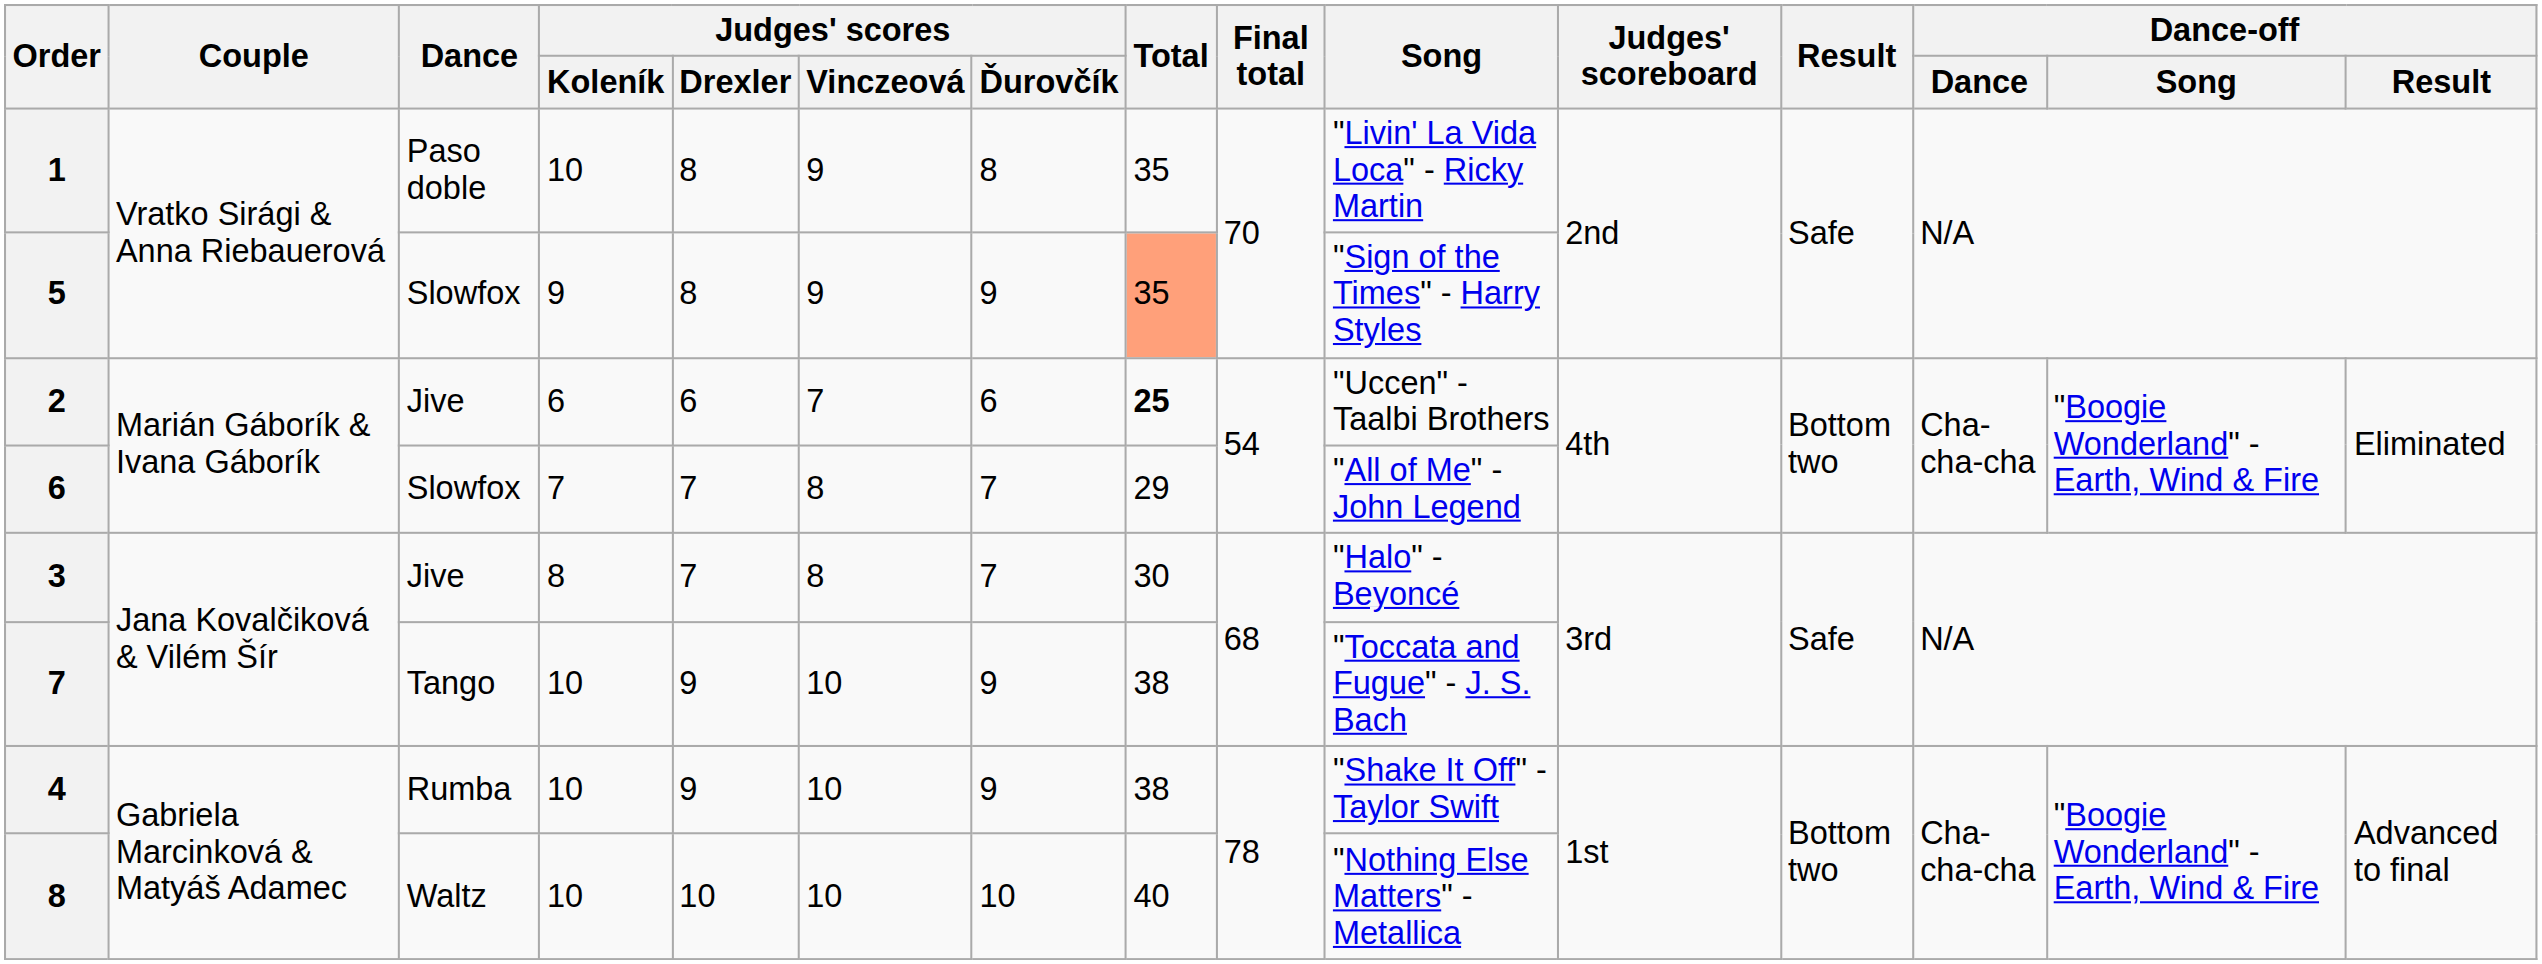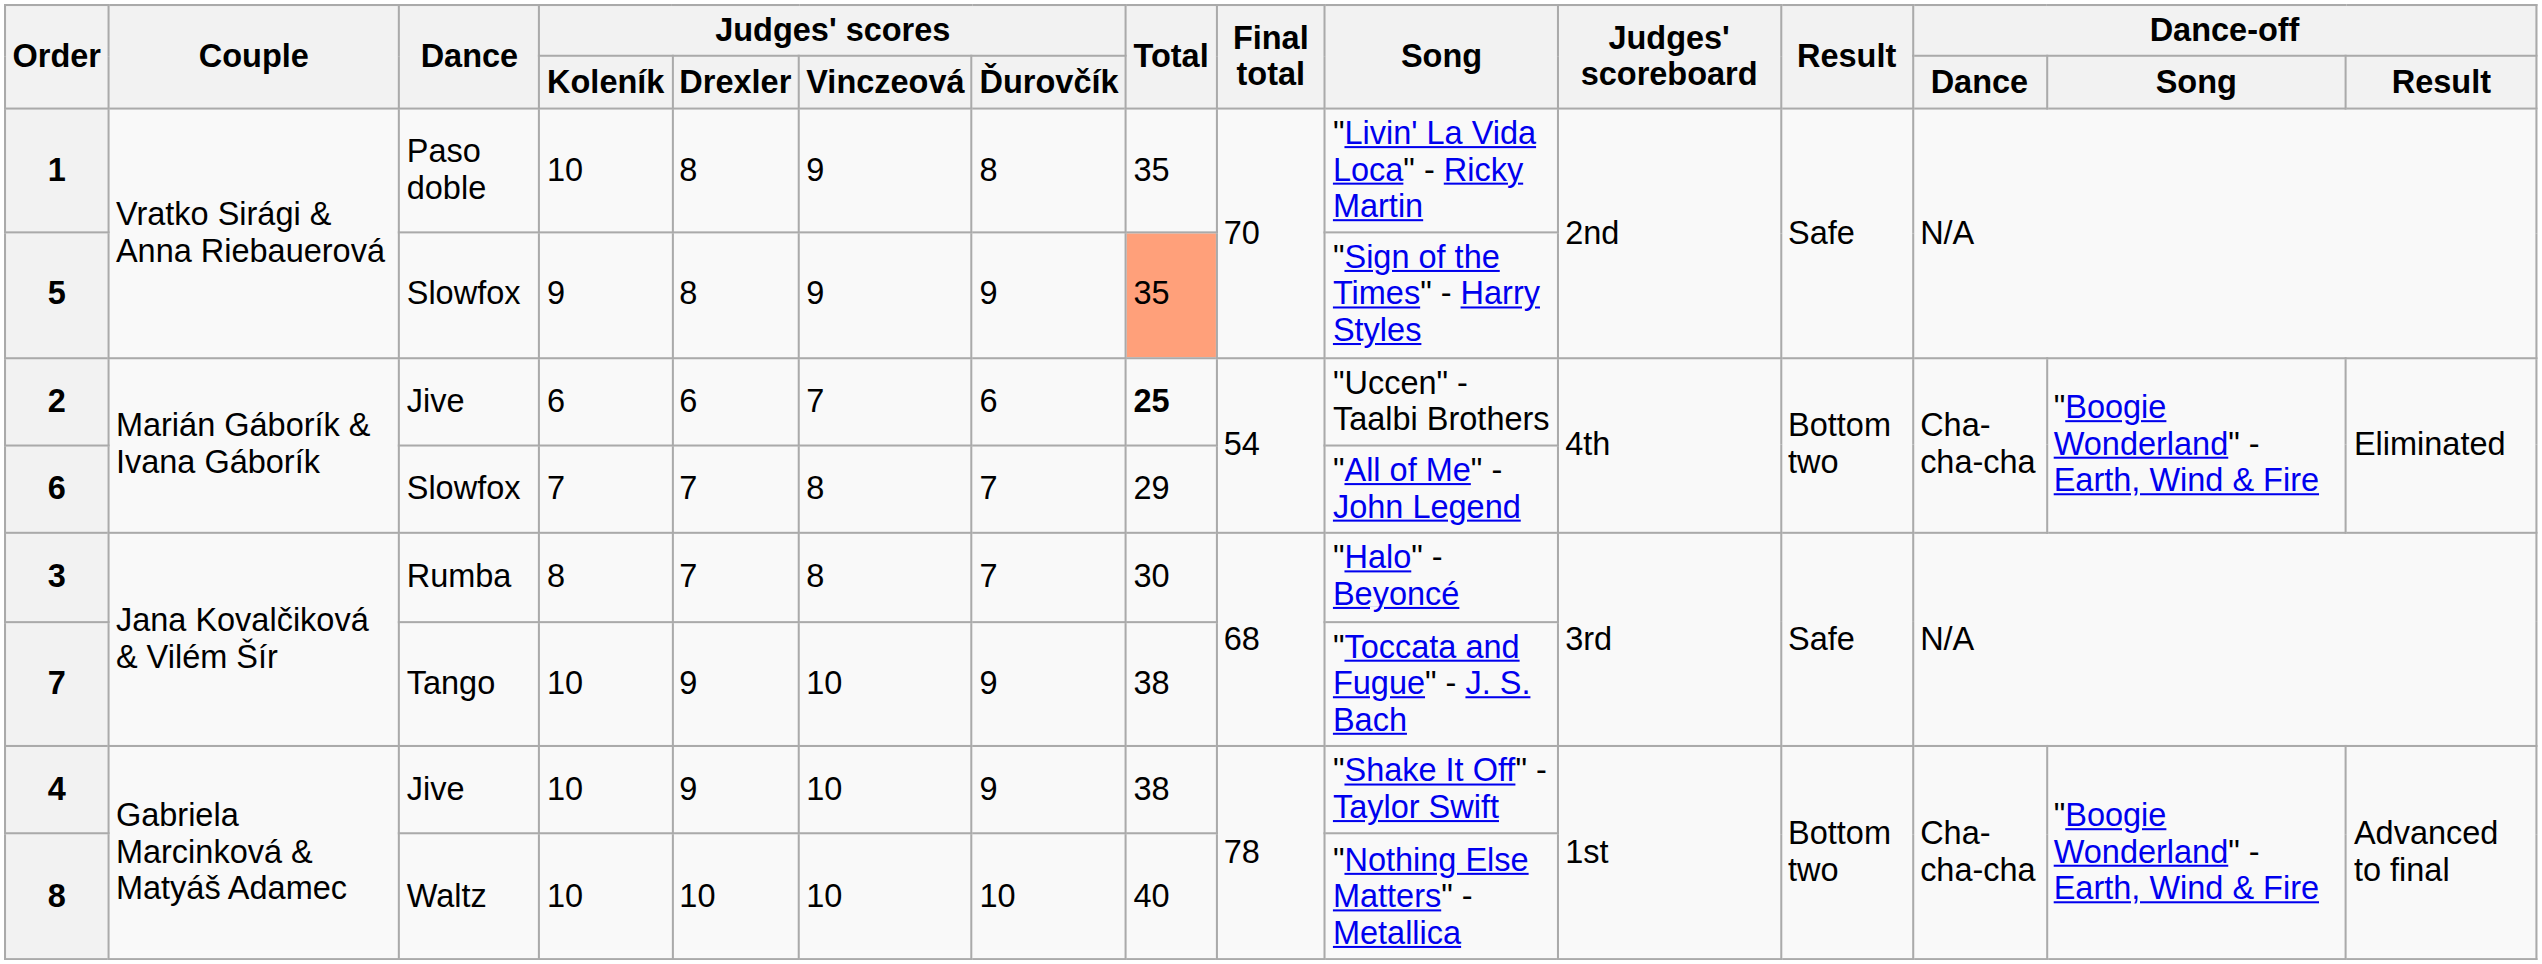(436, 576) Jive -> (459, 576) Rumba
(459, 789) Rumba -> (436, 789) Jive
